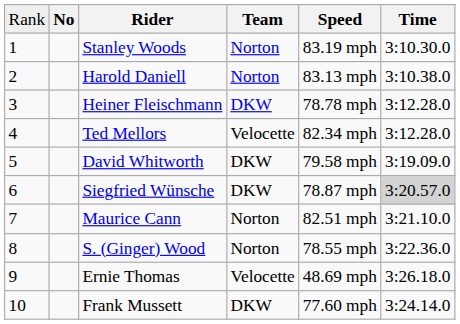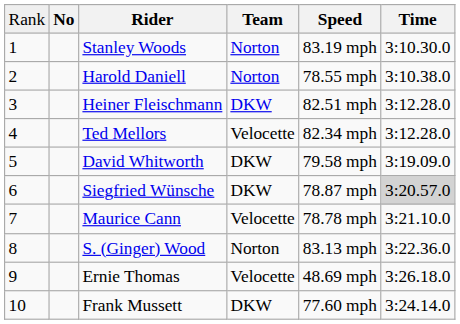(340, 76) 83.13 mph -> (340, 76) 78.55 mph
(340, 104) 78.78 mph -> (340, 104) 82.51 mph
(255, 218) Norton -> (263, 218) Velocette
(340, 218) 82.51 mph -> (340, 218) 78.78 mph
(340, 247) 78.55 mph -> (340, 247) 83.13 mph
